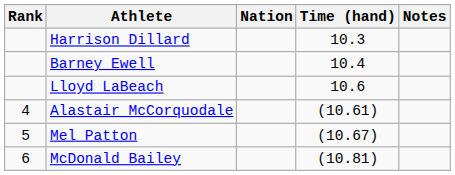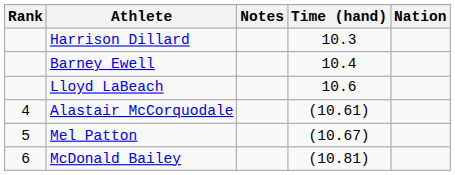columns swapped: (267, 16) <-> (425, 16)
